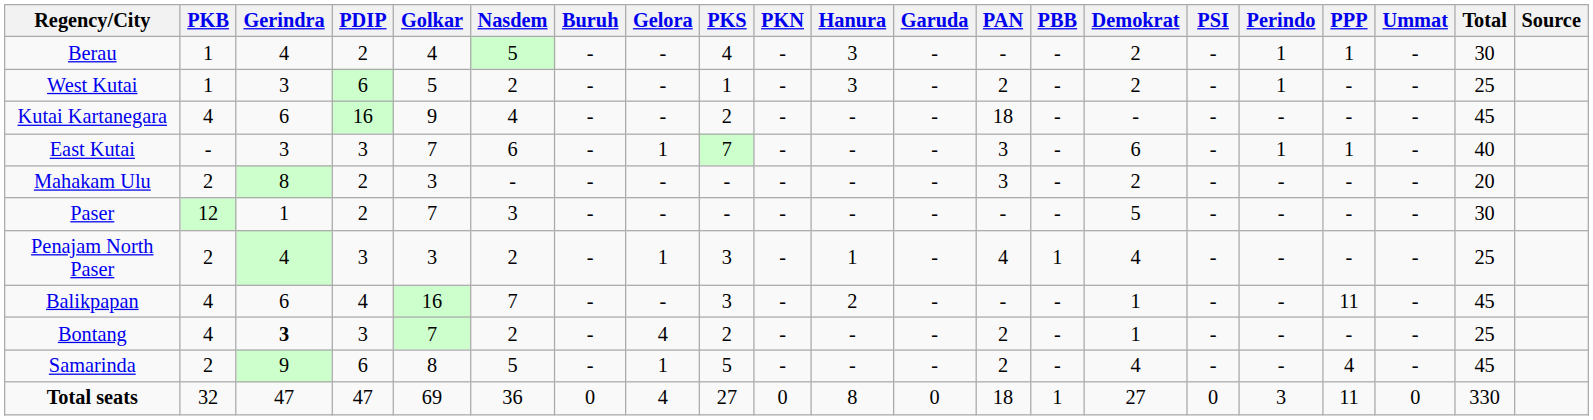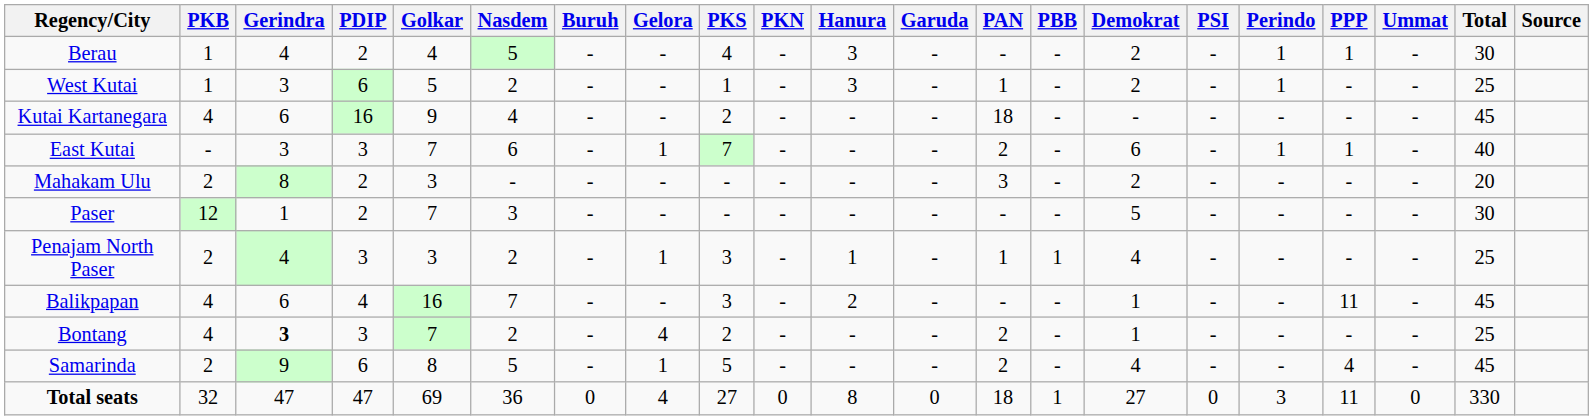(1003, 85) 2 -> (1003, 85) 1
(1003, 149) 3 -> (1003, 149) 2
(1003, 257) 4 -> (1003, 257) 1
